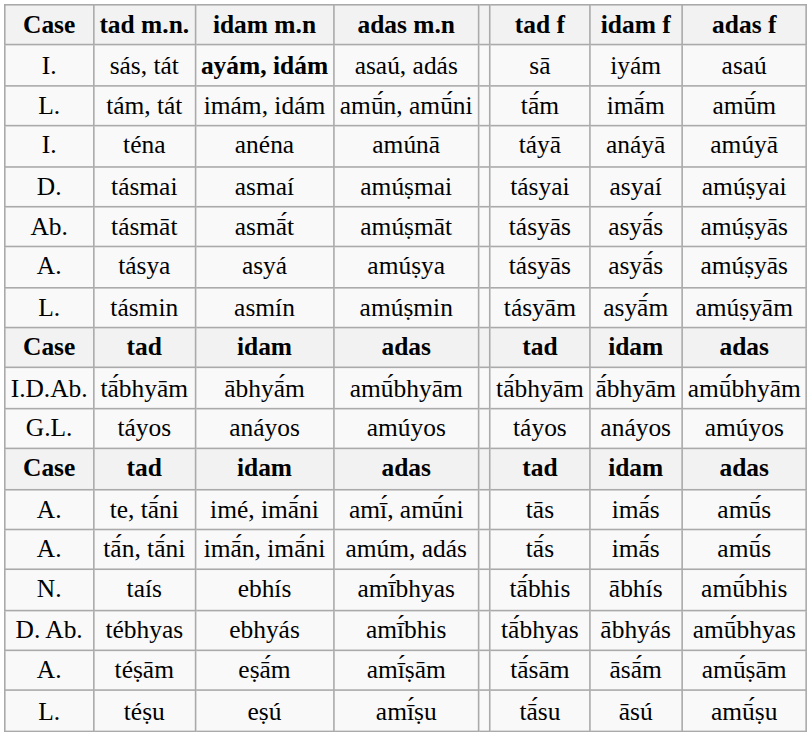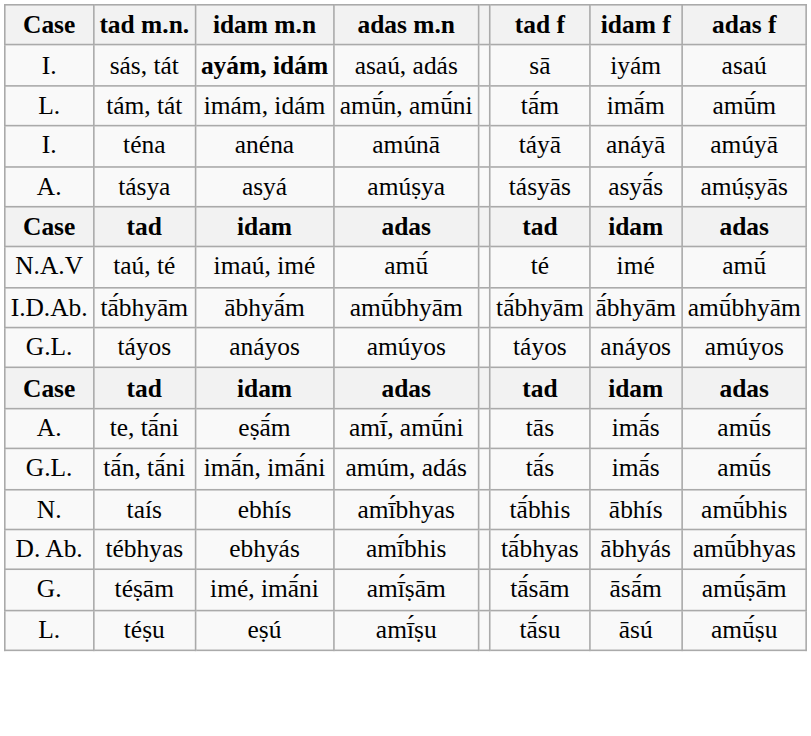- row: (144, 186)
- row: (144, 226)
- row: (144, 307)
+ row: (144, 266)
(264, 508) imé, imā́ni -> (264, 428) eṣā́m
(49, 549) A. -> (49, 468) G.L.
(49, 670) A. -> (49, 589) G.
(264, 670) eṣā́m -> (264, 589) imé, imā́ni
